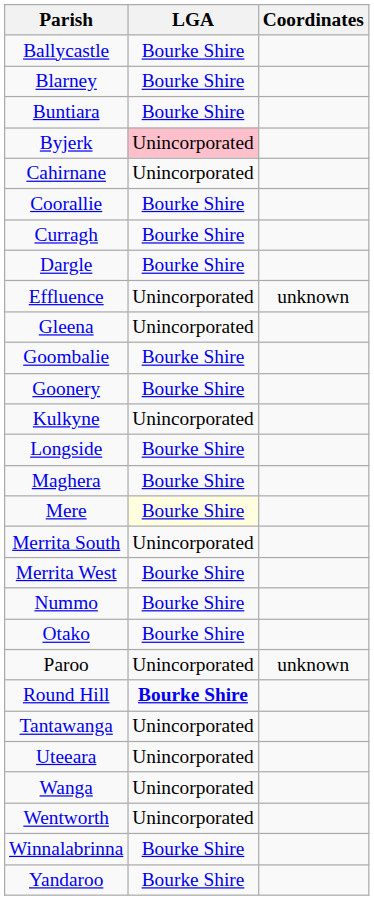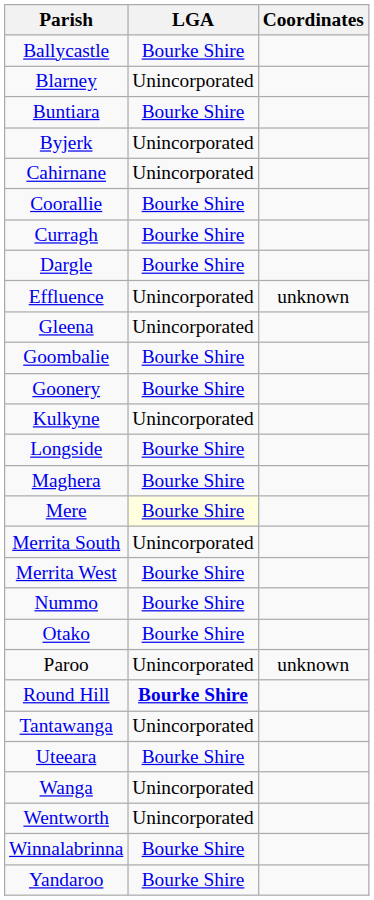(193, 81) Bourke Shire -> (193, 81) Unincorporated
(193, 142) pink background -> (193, 142) no background
(193, 756) Unincorporated -> (193, 756) Bourke Shire
